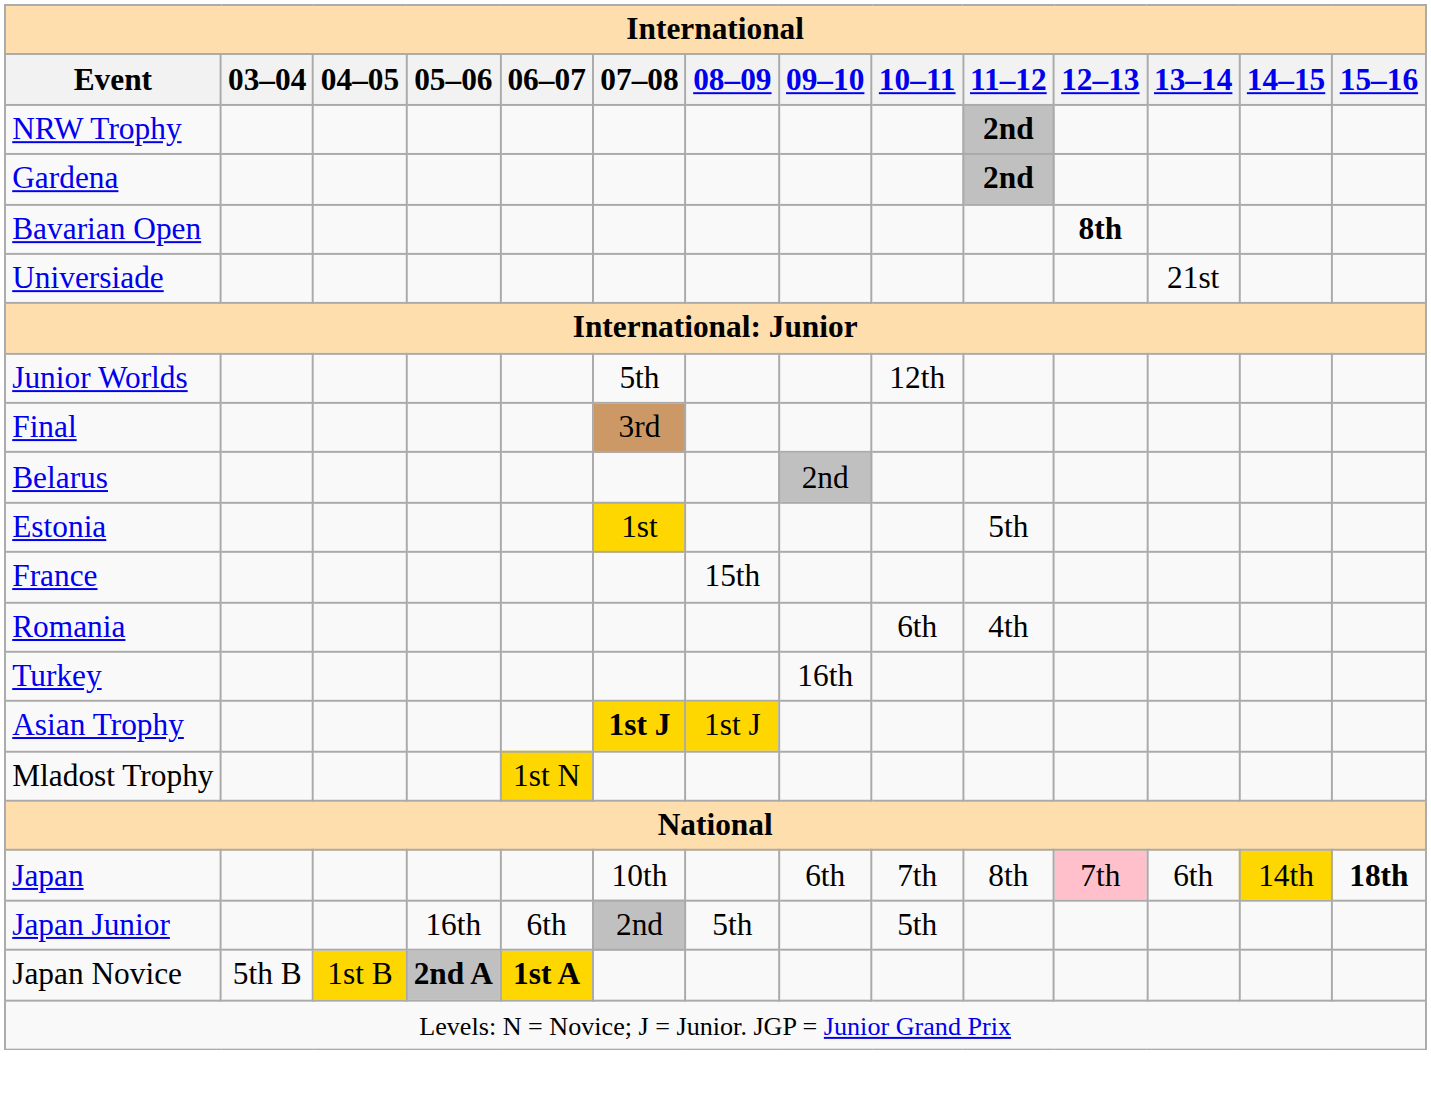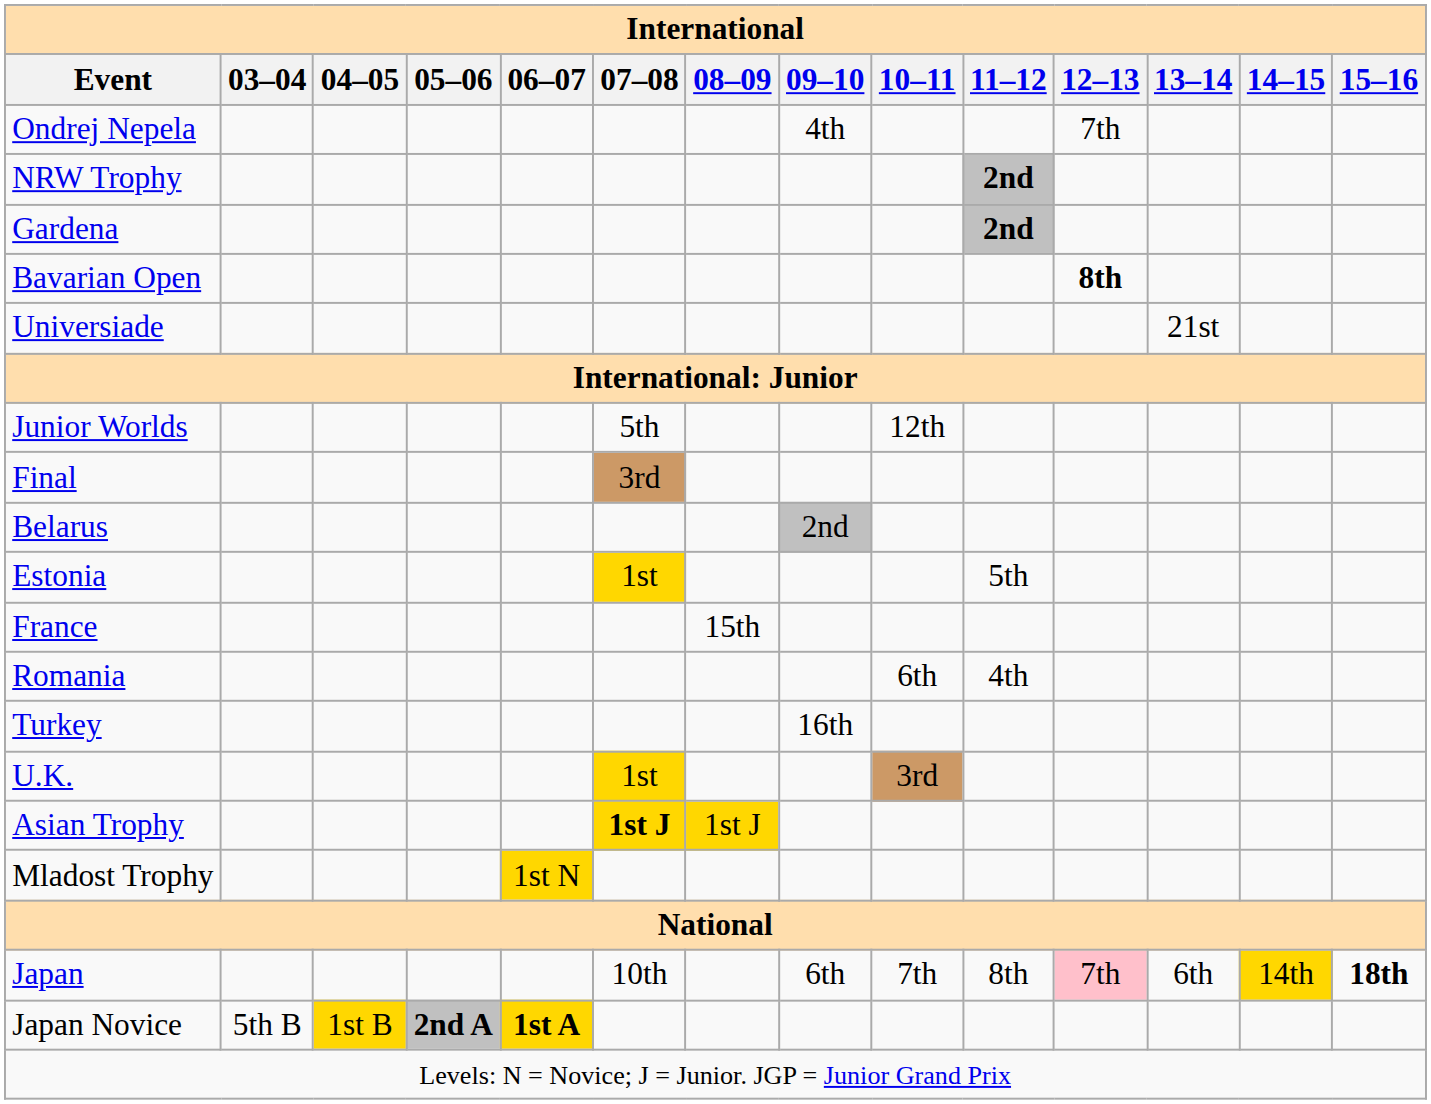+ row: (104, 128)
+ row: (43, 775)
- row: (91, 924)
